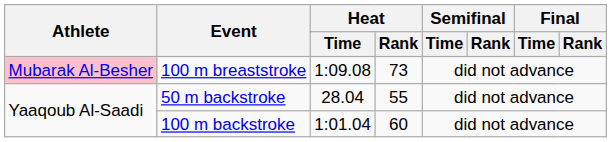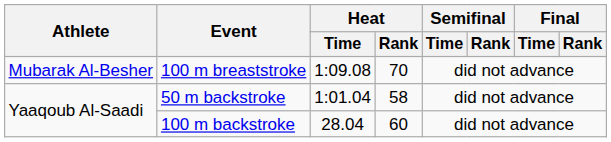(81, 71) pink background -> (81, 71) no background
(398, 71) 73 -> (398, 71) 70
(343, 97) 28.04 -> (343, 97) 1:01.04
(398, 97) 55 -> (398, 97) 58
(343, 124) 1:01.04 -> (343, 124) 28.04
